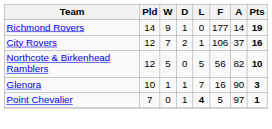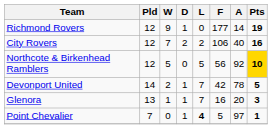(150, 27) 14 -> (150, 27) 12
(201, 43) 1 -> (201, 43) 2
(239, 43) 37 -> (239, 43) 40
(239, 64) 82 -> (239, 64) 92
(257, 64) no background -> (257, 64) gold background
+ row: (45, 85)
(150, 85) 10 -> (150, 100) 13
(239, 85) 90 -> (239, 100) 20
